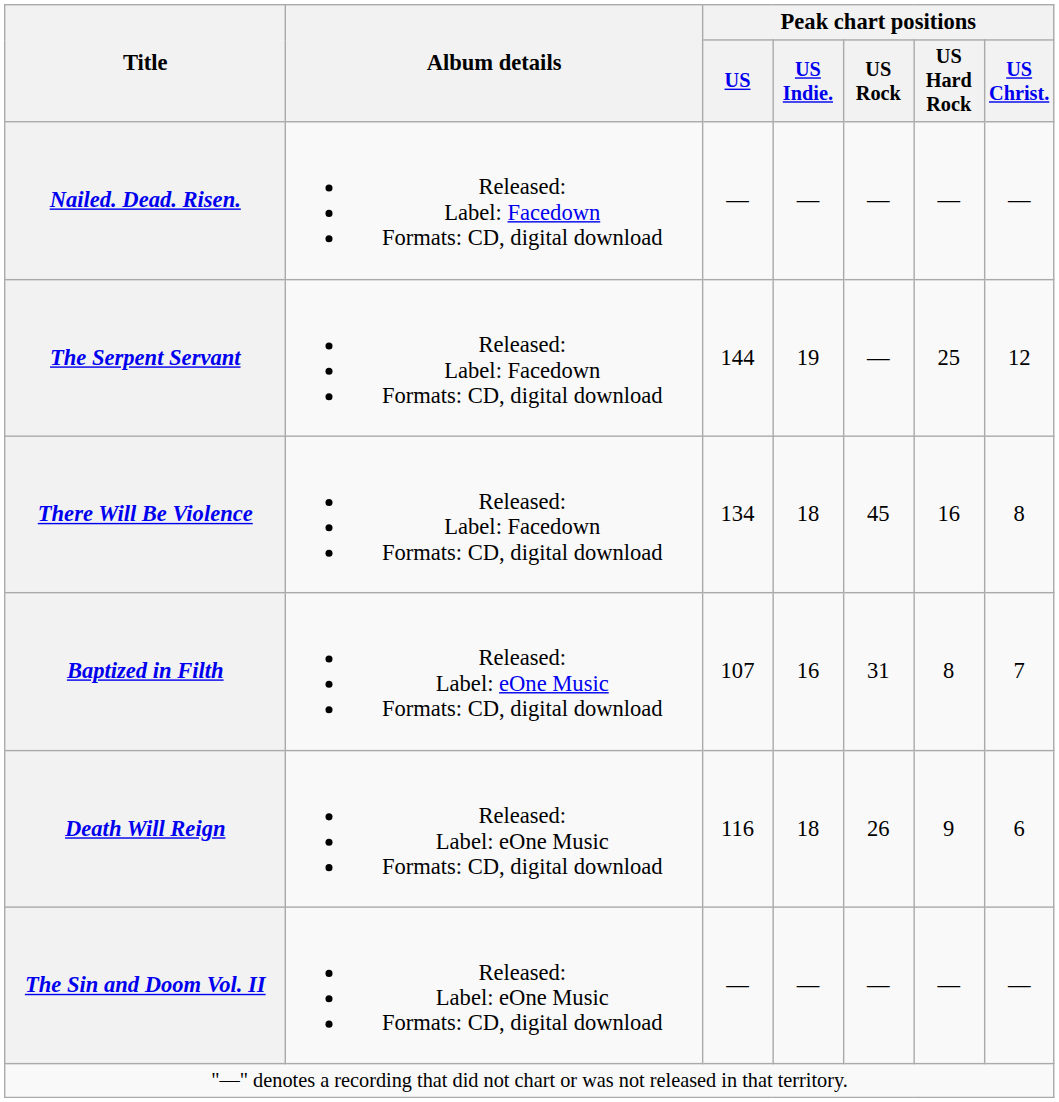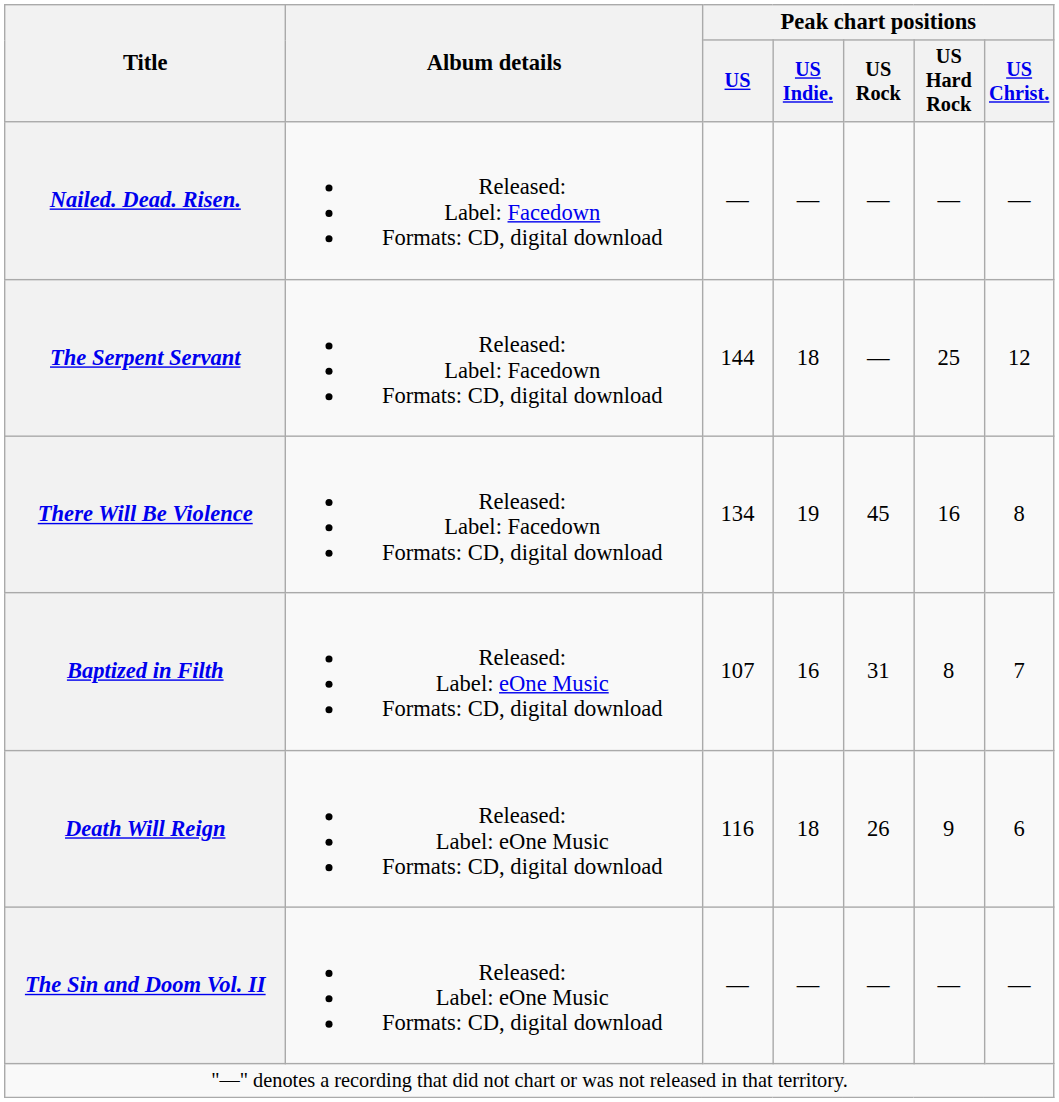(808, 357) 19 -> (808, 357) 18
(808, 514) 18 -> (808, 514) 19
